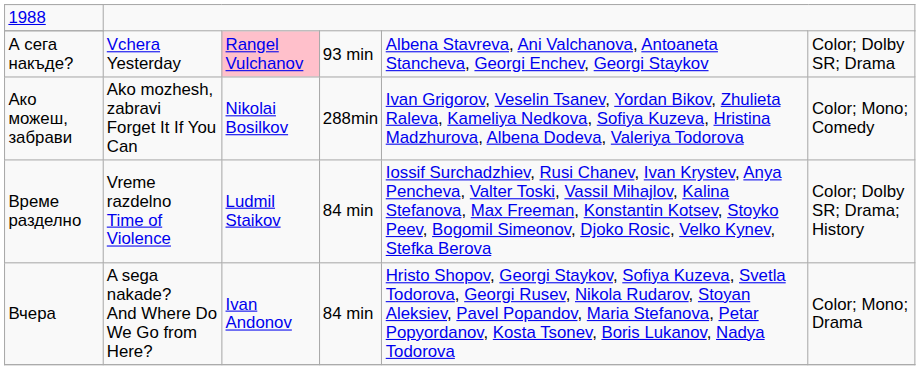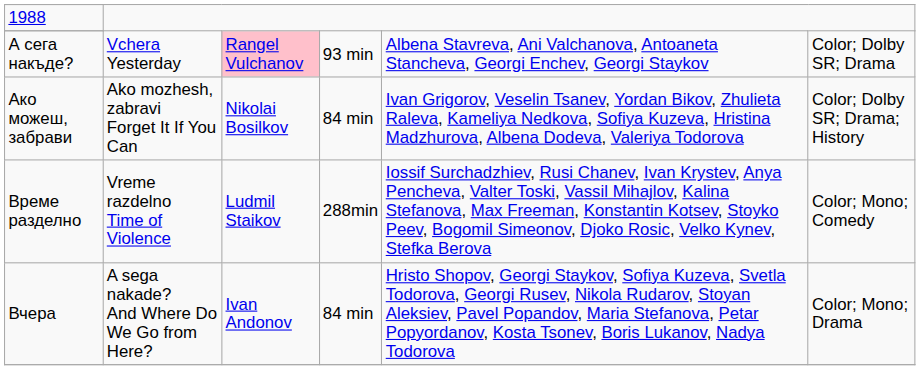(350, 118) 288min -> (348, 118) 84 min
(860, 118) Color; Mono; Comedy -> (858, 118) Color; Dolby SR; Drama; History
(348, 211) 84 min -> (350, 211) 288min
(858, 211) Color; Dolby SR; Drama; History -> (860, 211) Color; Mono; Comedy
